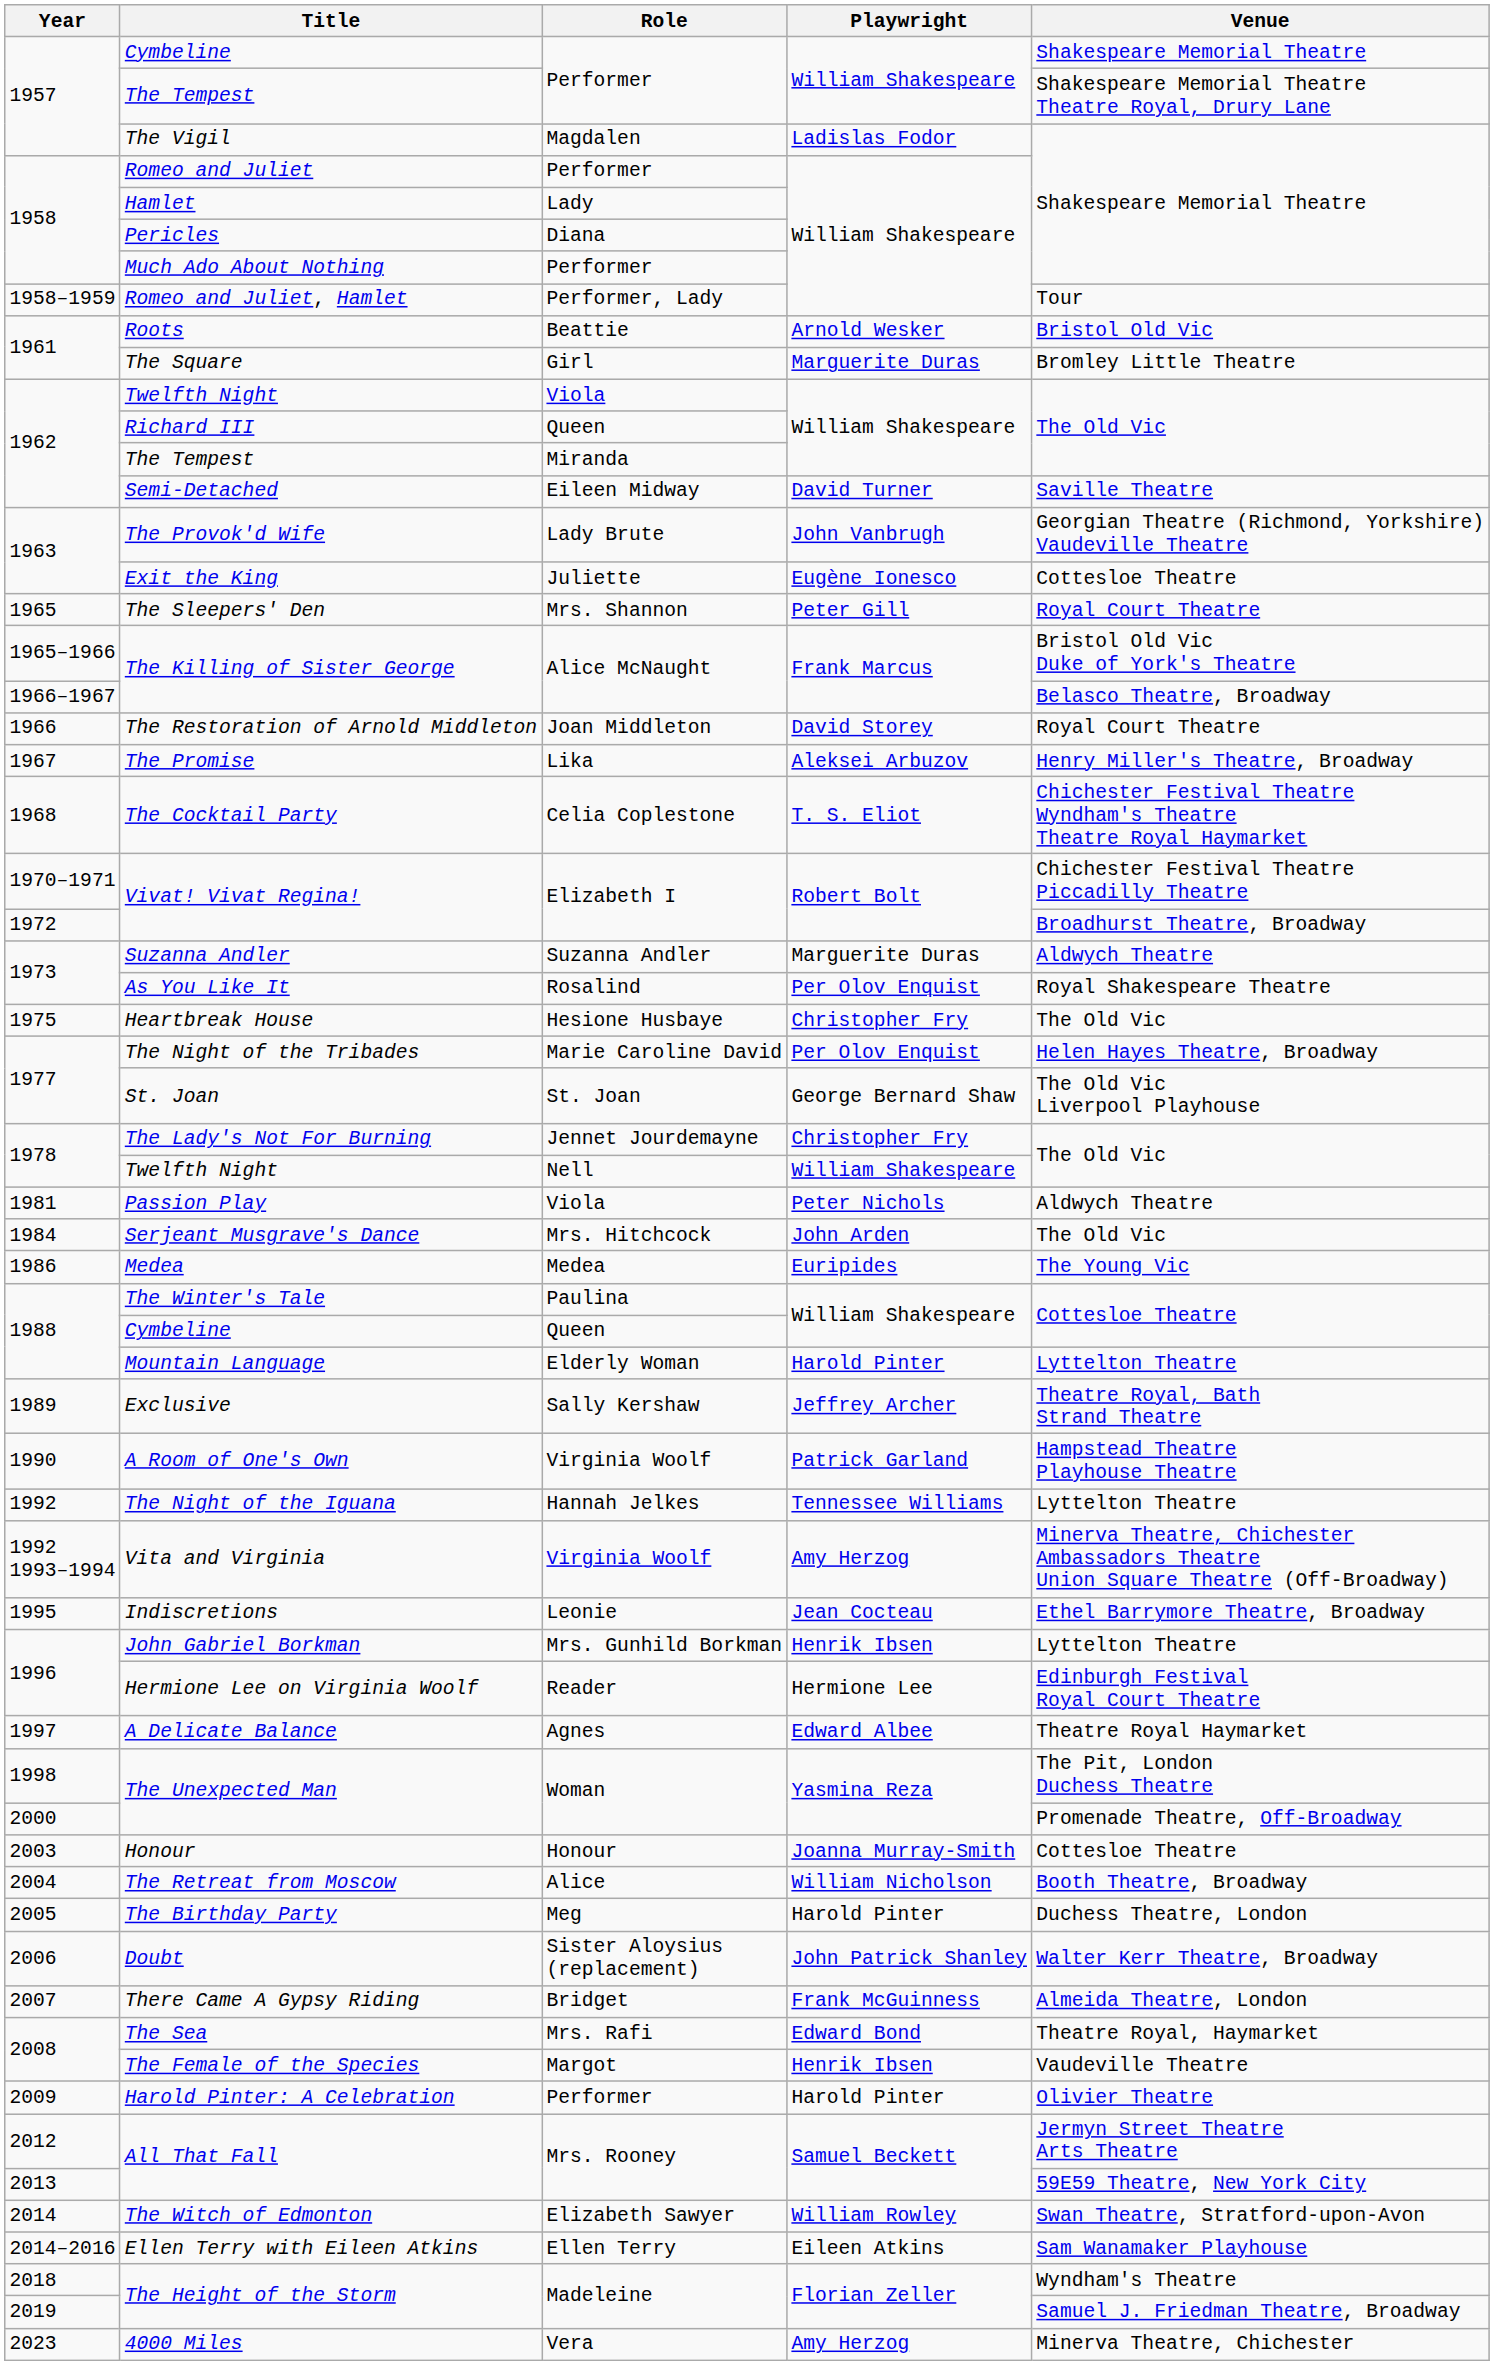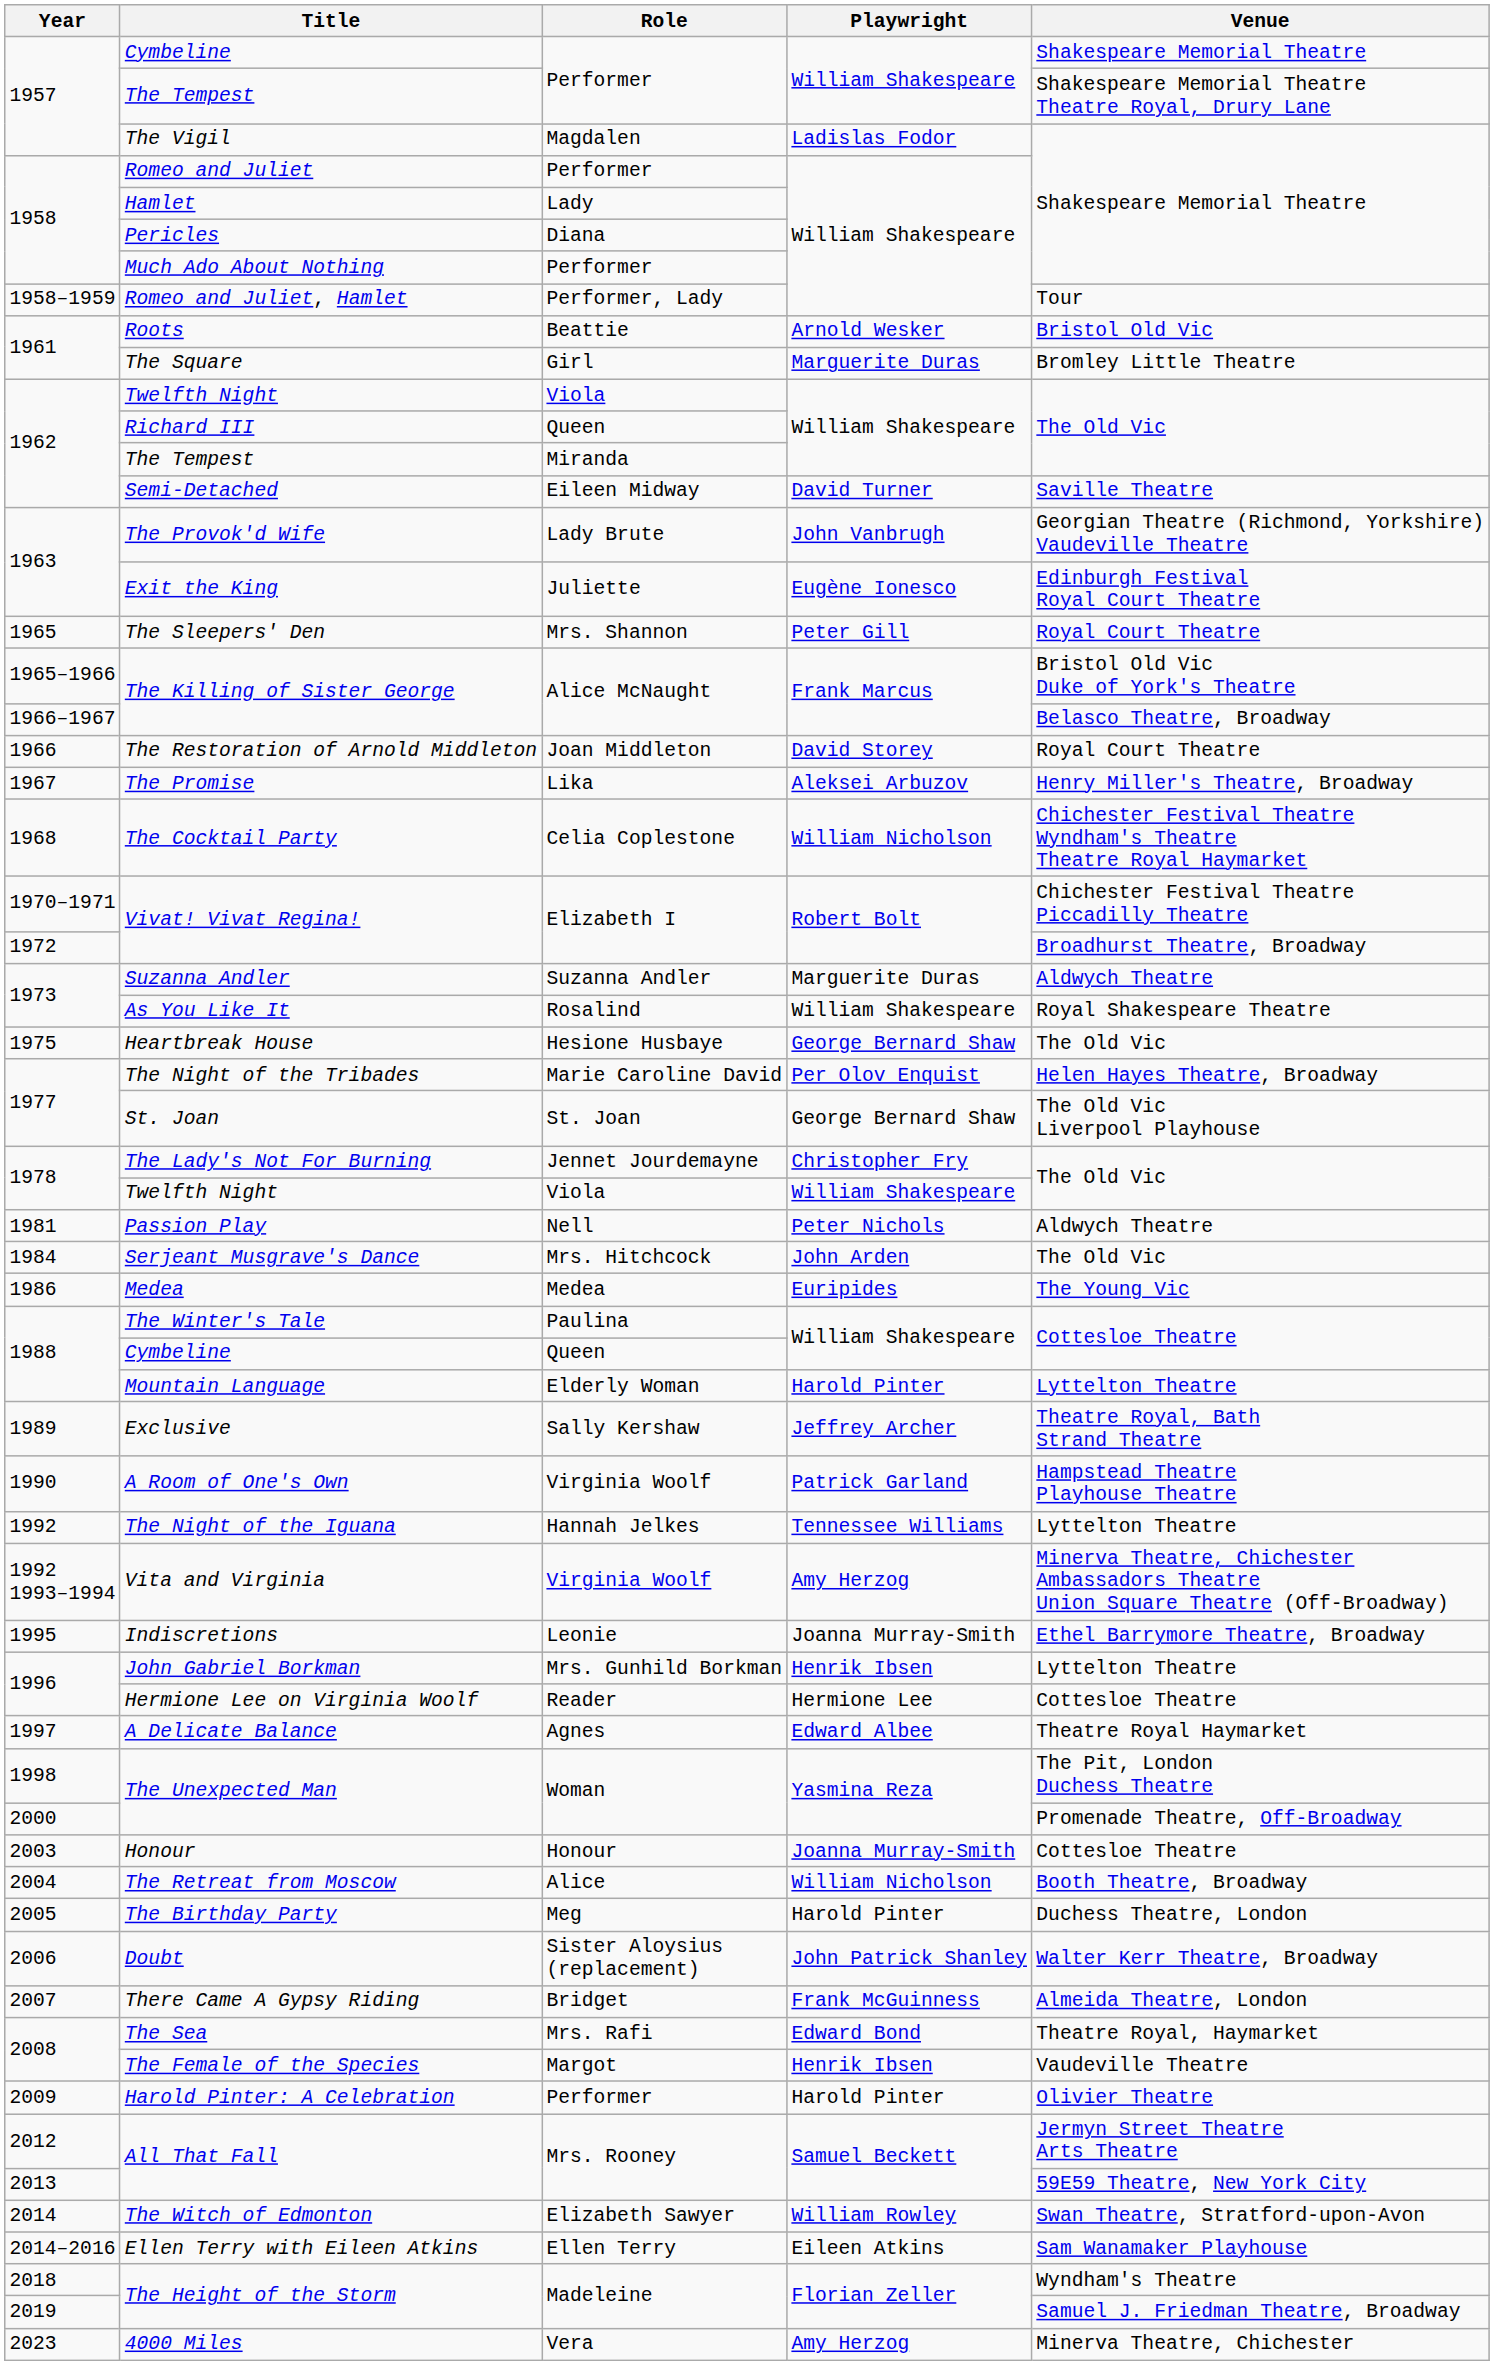(1136, 578) Cottesloe Theatre -> (1148, 589) Edinburgh Festival Royal Court Theatre
(856, 815) T. S. Eliot -> (892, 838) William Nicholson
(886, 988) Per Olov Enquist -> (903, 1011) William Shakespeare
(880, 1020) Christopher Fry -> (903, 1043) George Bernard Shaw
(570, 1171) Nell -> (576, 1194) Viola
(576, 1203) Viola -> (570, 1226) Nell
(862, 1614) Jean Cocteau -> (903, 1636) Joanna Murray-Smith
(1148, 1689) Edinburgh Festival Royal Court Theatre -> (1136, 1700) Cottesloe Theatre
